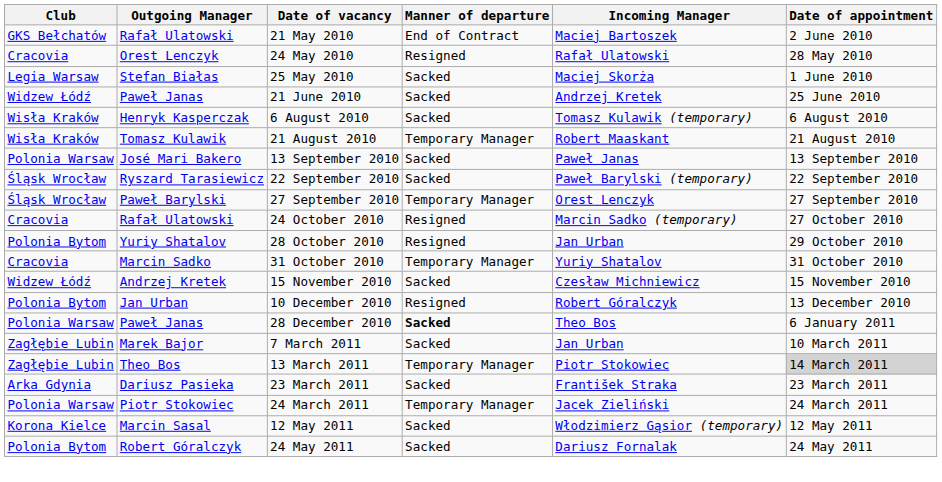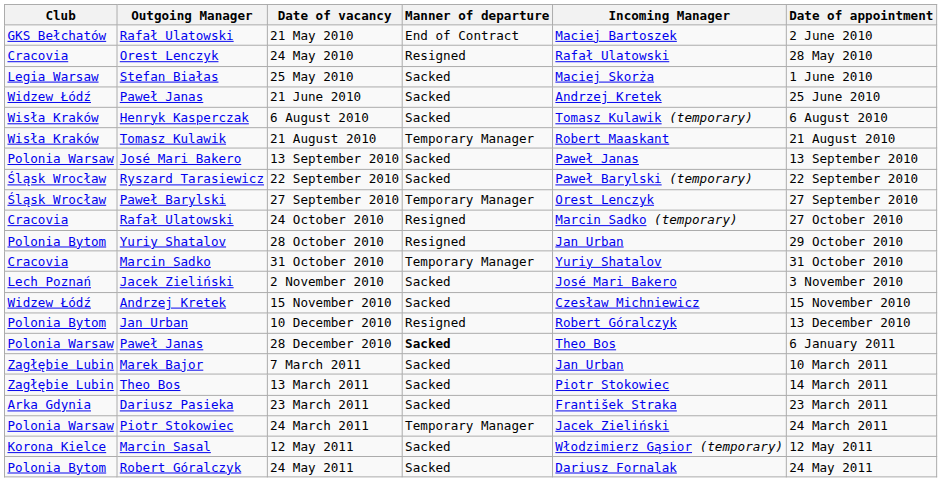+ row: (327, 282)
(470, 364) Temporary Manager -> (428, 385) Sacked
(838, 364) lightgrey background -> (838, 385) no background
